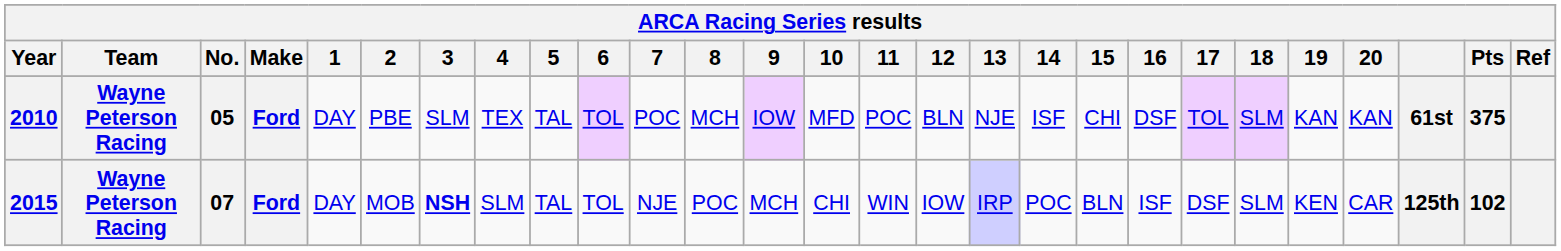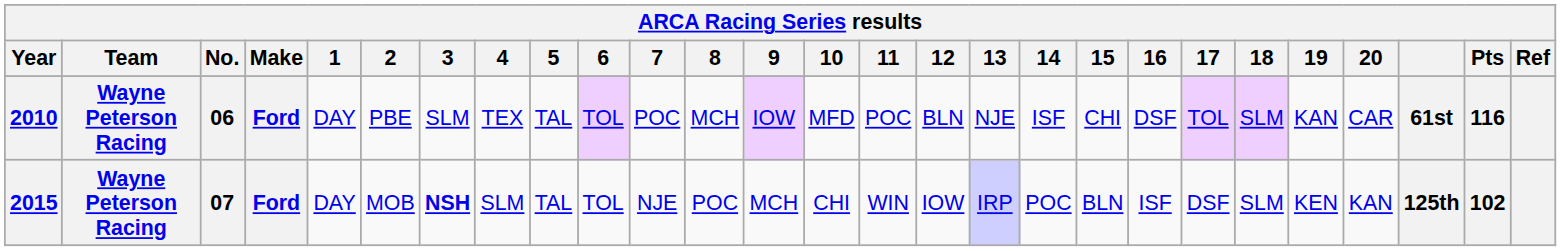(222, 118) 05 -> (222, 118) 06
(1371, 118) KAN -> (1371, 118) CAR
(1488, 118) 375 -> (1488, 118) 116
(1371, 203) CAR -> (1371, 203) KAN
